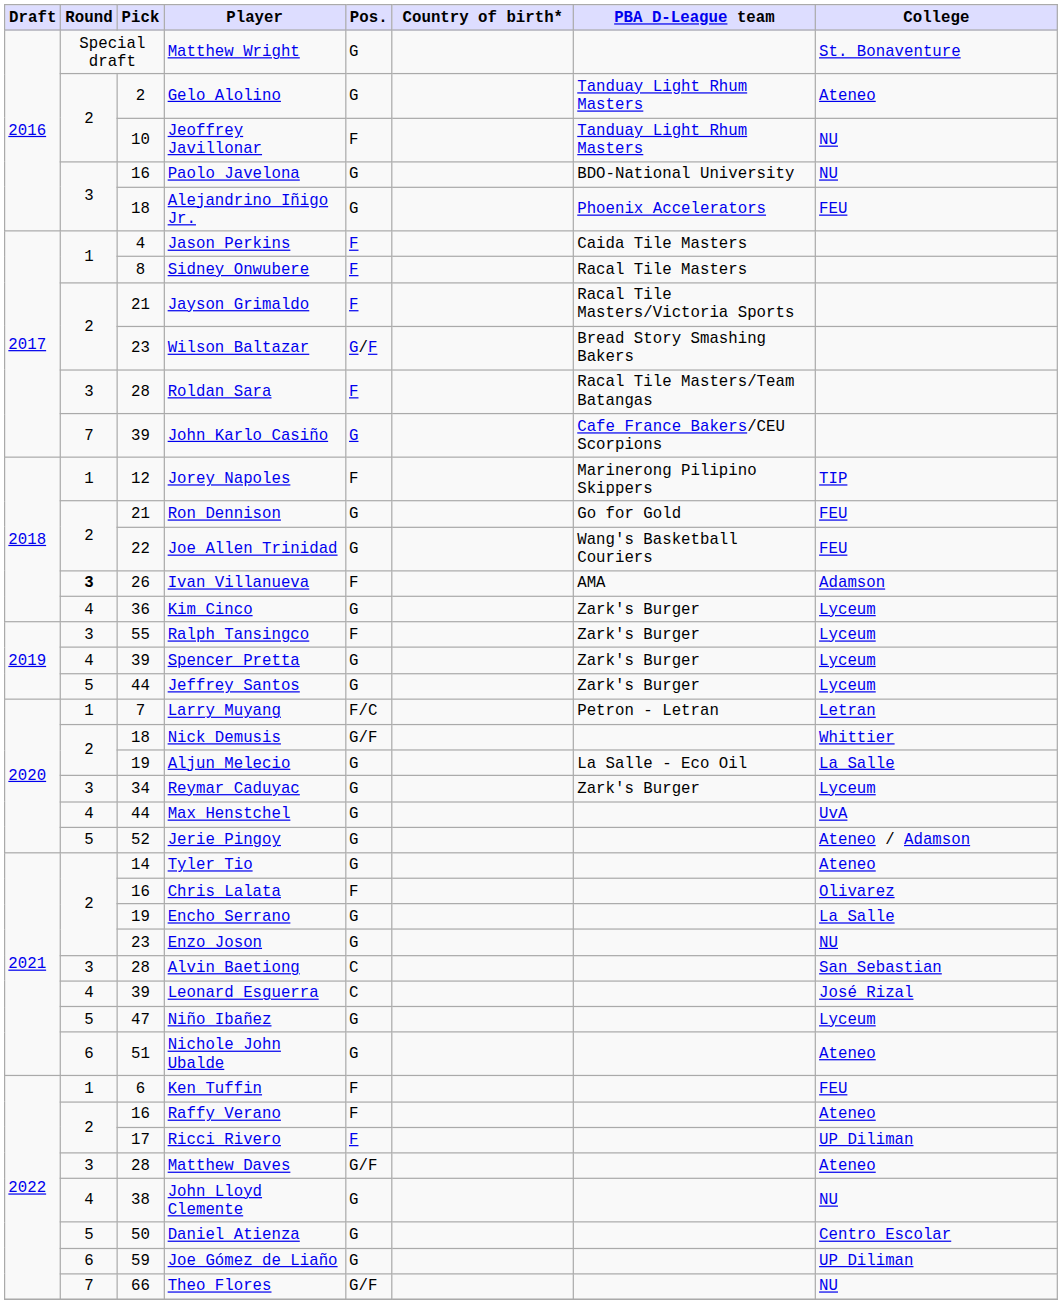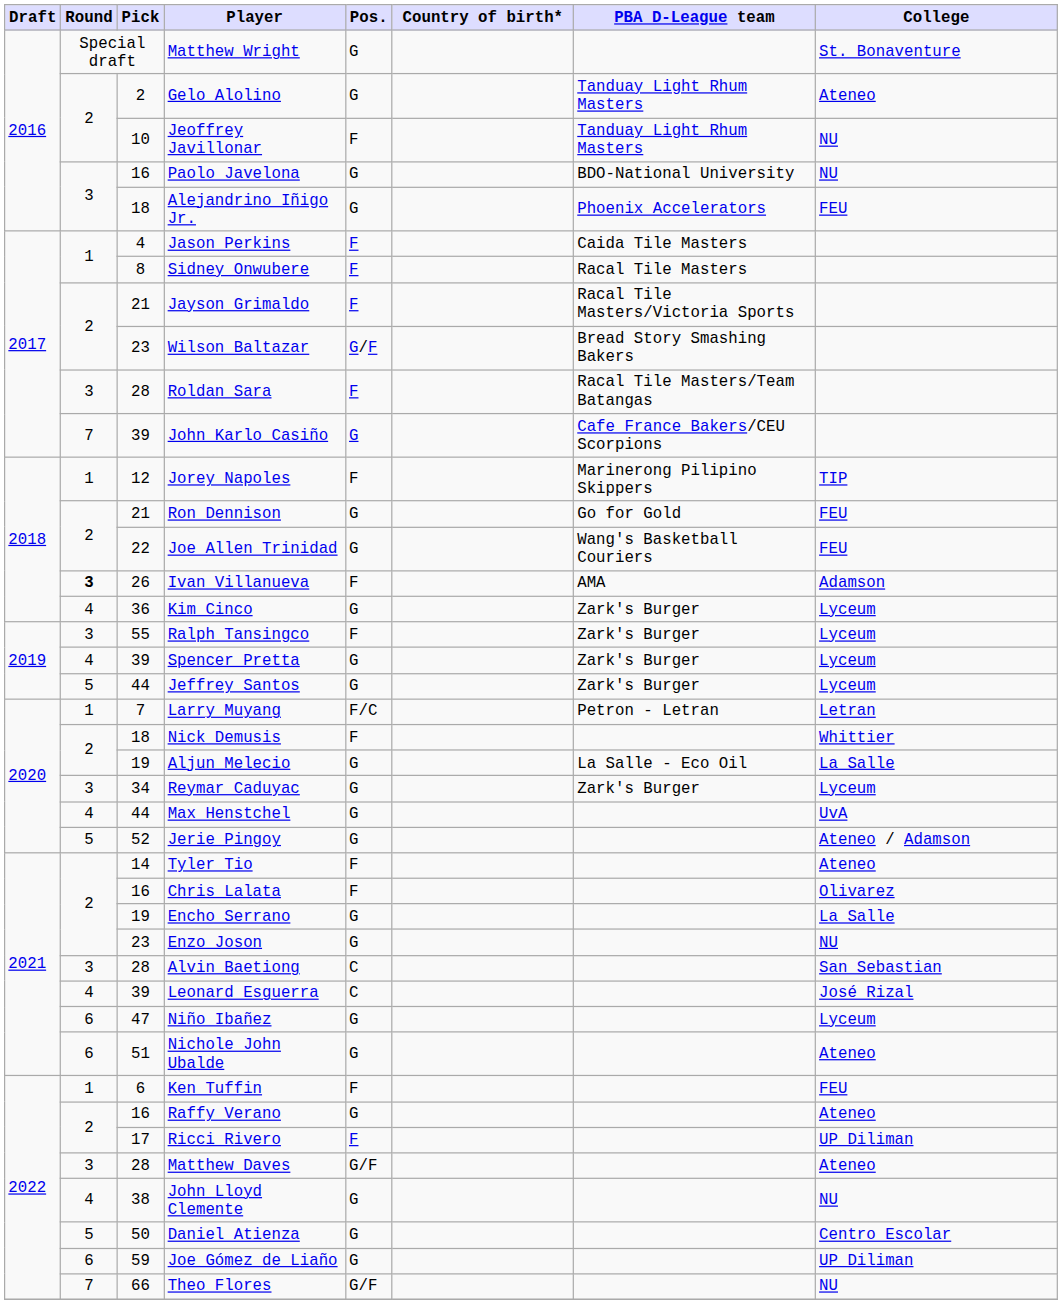(363, 737) G/F -> (354, 737) F
(354, 865) G -> (354, 865) F
(89, 1019) 5 -> (89, 1019) 6
(354, 1114) F -> (354, 1114) G
